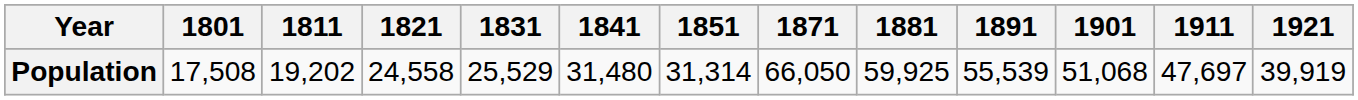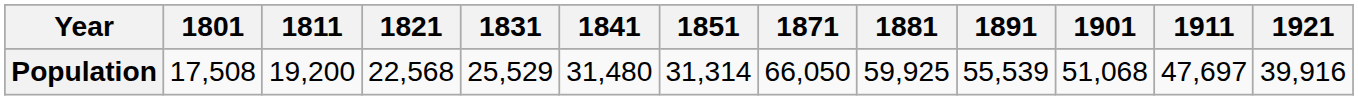(312, 71) 19,202 -> (312, 71) 19,200
(411, 71) 24,558 -> (411, 71) 22,568
(1303, 71) 39,919 -> (1303, 71) 39,916
